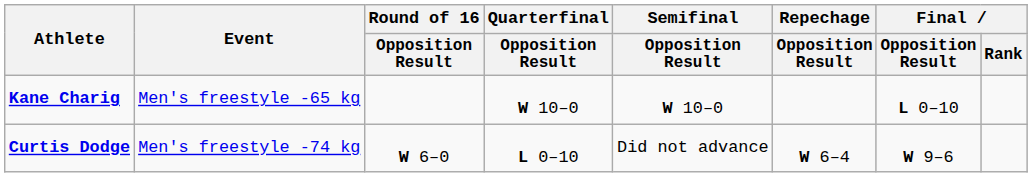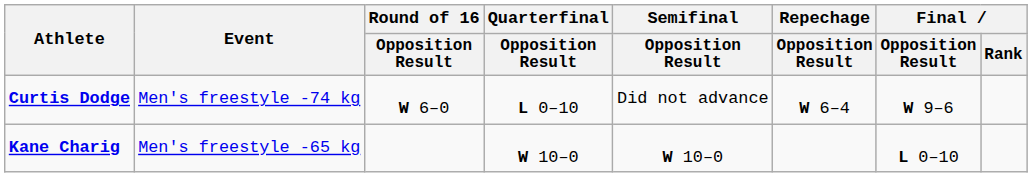rows swapped: (64, 99) <-> (69, 148)
